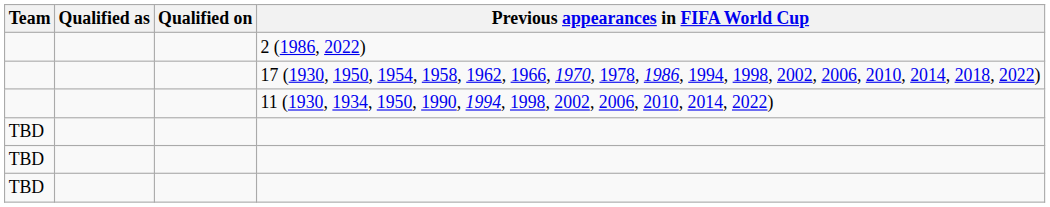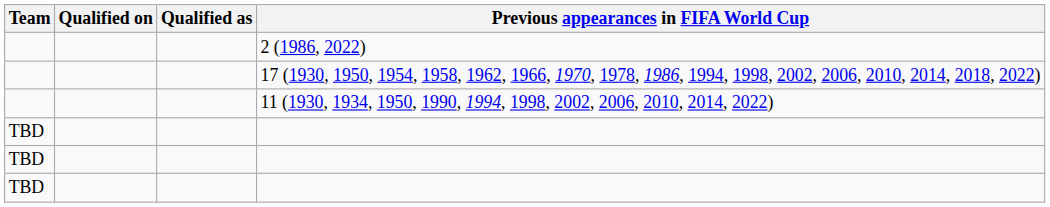columns swapped: (104, 18) <-> (205, 18)
